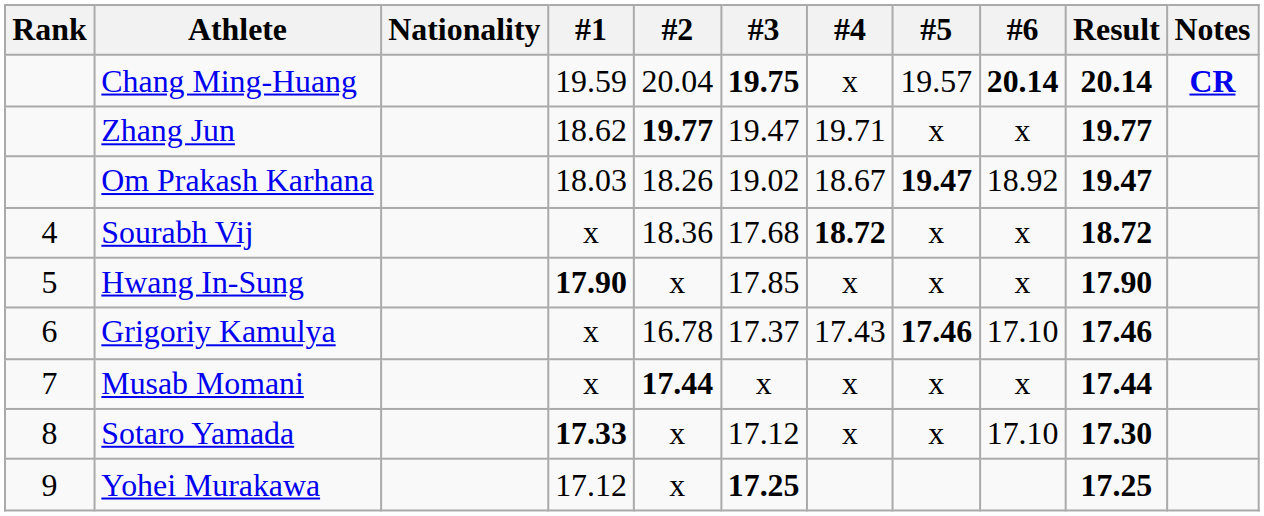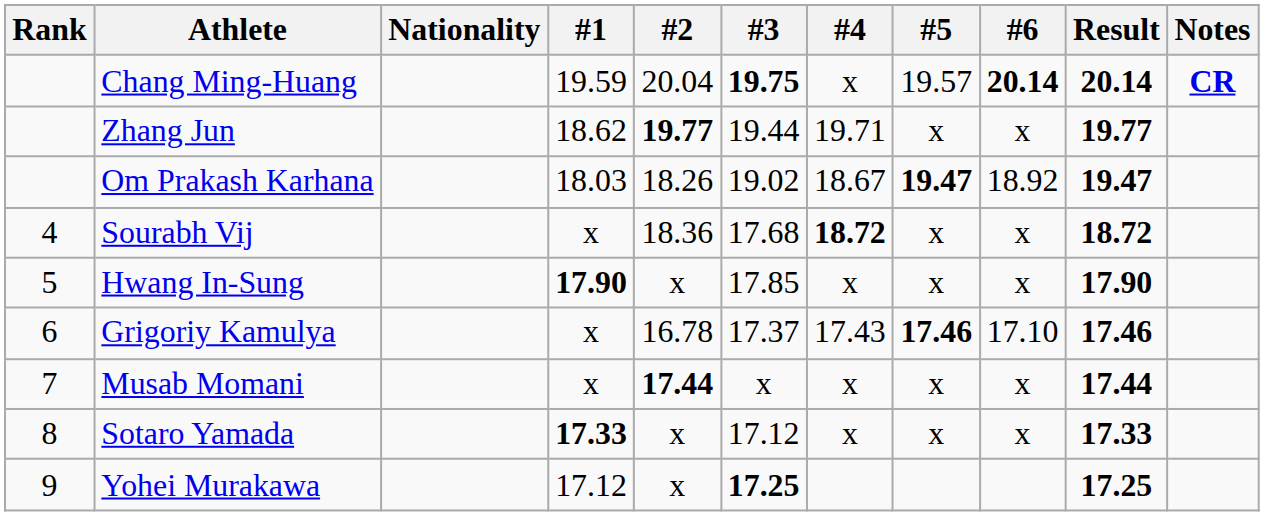(764, 130) 19.47 -> (764, 130) 19.44
(1023, 433) 17.10 -> (1023, 433) x
(1116, 433) 17.30 -> (1116, 433) 17.33
